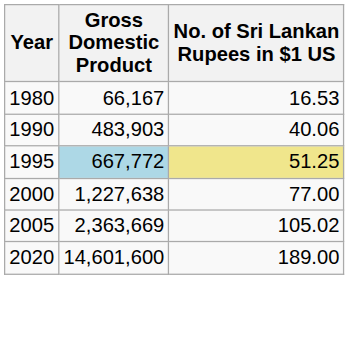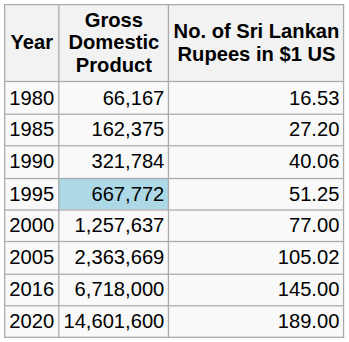+ row: (32, 129)
(128, 129) 483,903 -> (128, 161) 321,784
(314, 161) khaki background -> (314, 193) no background
(119, 193) 1,227,638 -> (119, 225) 1,257,637
+ row: (32, 289)
